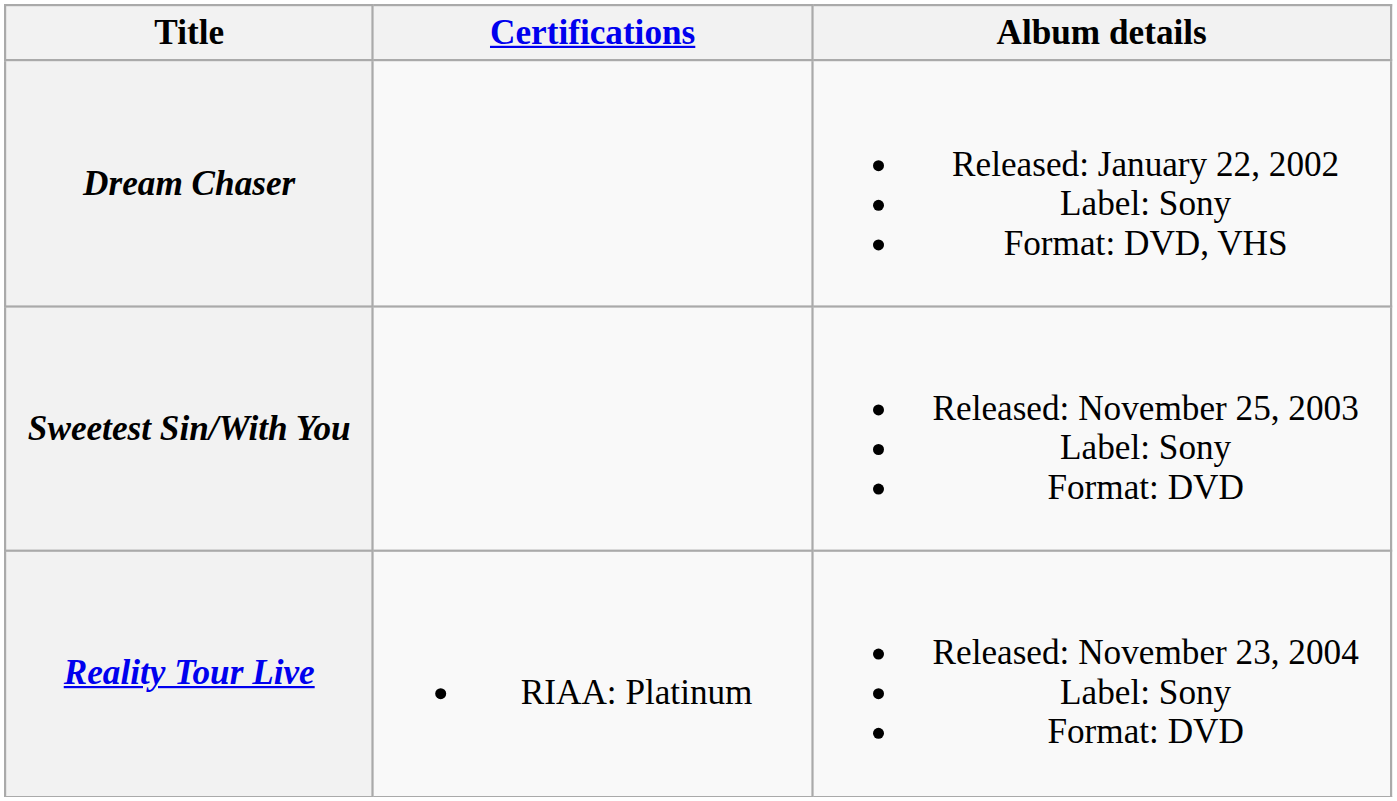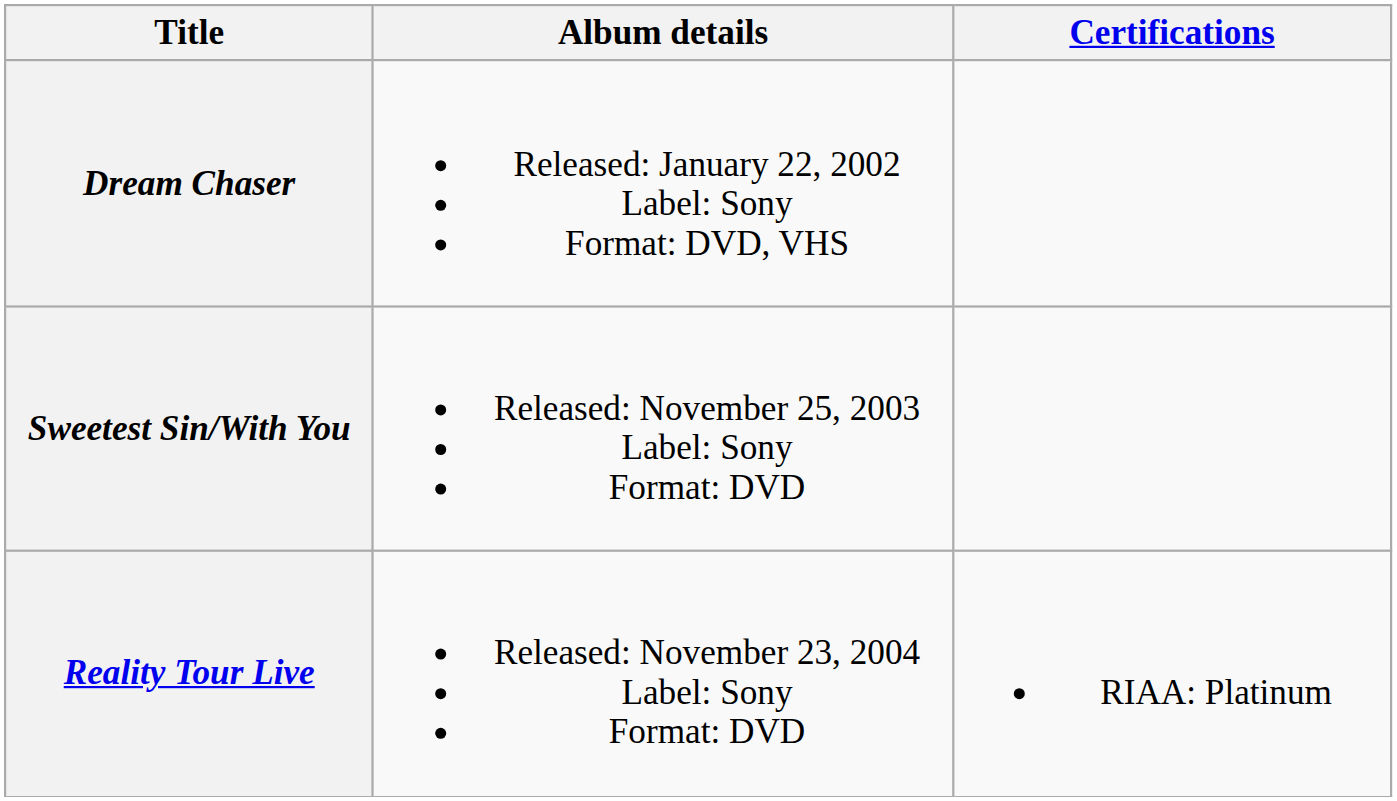columns swapped: (1102, 32) <-> (593, 32)
